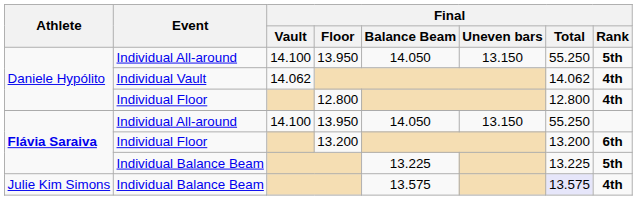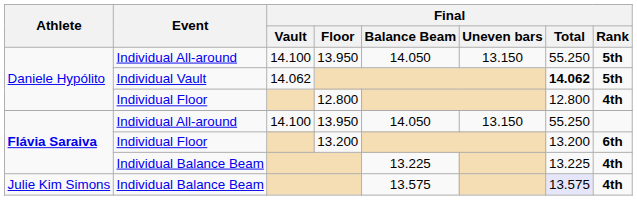(569, 79) normal -> (569, 79) bold
(613, 79) 4th -> (613, 79) 5th
(613, 164) 5th -> (613, 164) 4th
